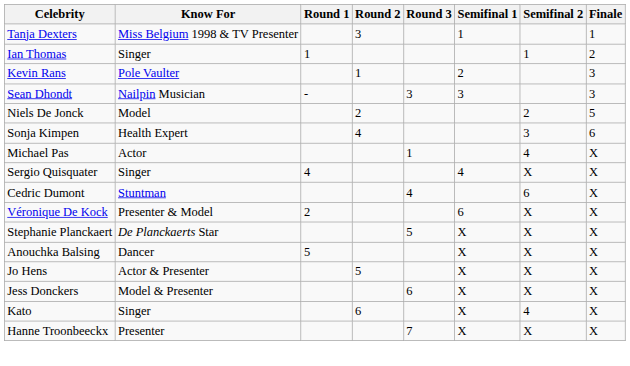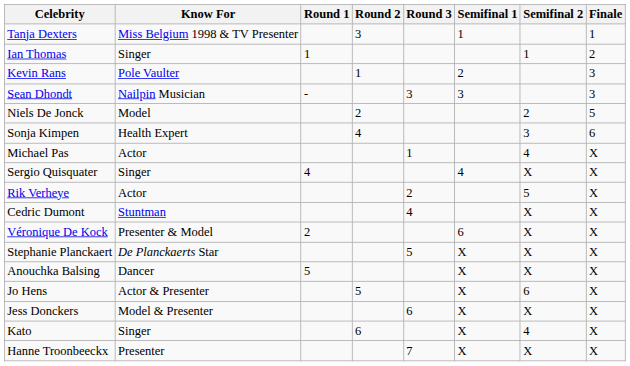+ row: (38, 192)
(526, 192) 6 -> (528, 212) X
(528, 271) X -> (526, 291) 6
